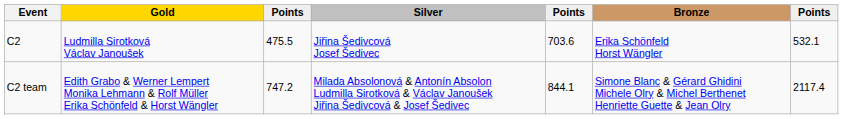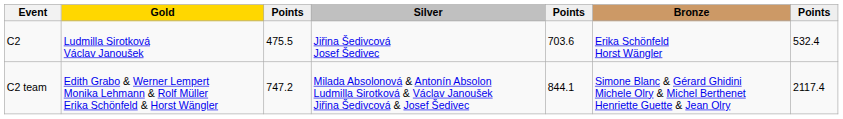(806, 41) 532.1 -> (806, 41) 532.4
